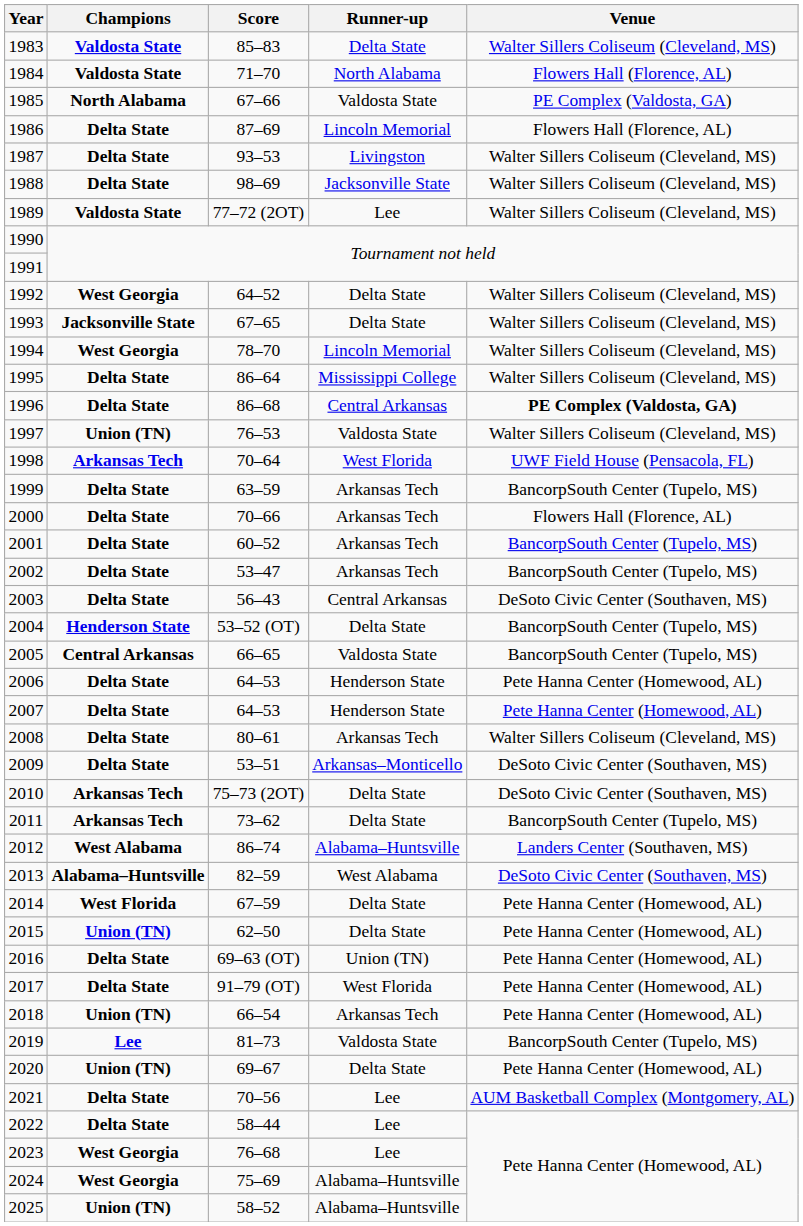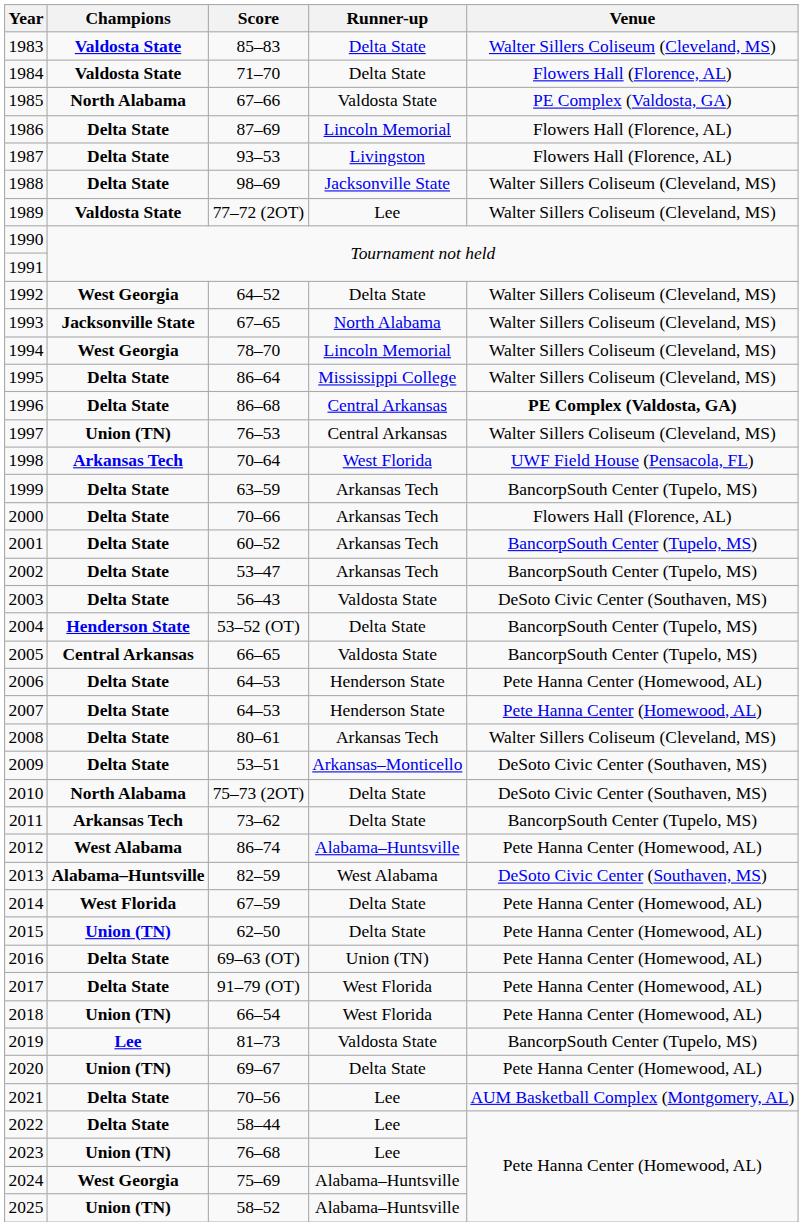(387, 73) North Alabama -> (387, 73) Delta State
(632, 156) Walter Sillers Coliseum (Cleveland, MS) -> (632, 156) Flowers Hall (Florence, AL)
(387, 322) Delta State -> (387, 322) North Alabama
(387, 433) Valdosta State -> (387, 433) Central Arkansas
(387, 599) Central Arkansas -> (387, 599) Valdosta State
(128, 792) Arkansas Tech -> (128, 792) North Alabama
(632, 848) Landers Center (Southaven, MS) -> (632, 848) Pete Hanna Center (Homewood, AL)
(387, 1014) Arkansas Tech -> (387, 1014) West Florida
(128, 1152) West Georgia -> (128, 1152) Union (TN)
